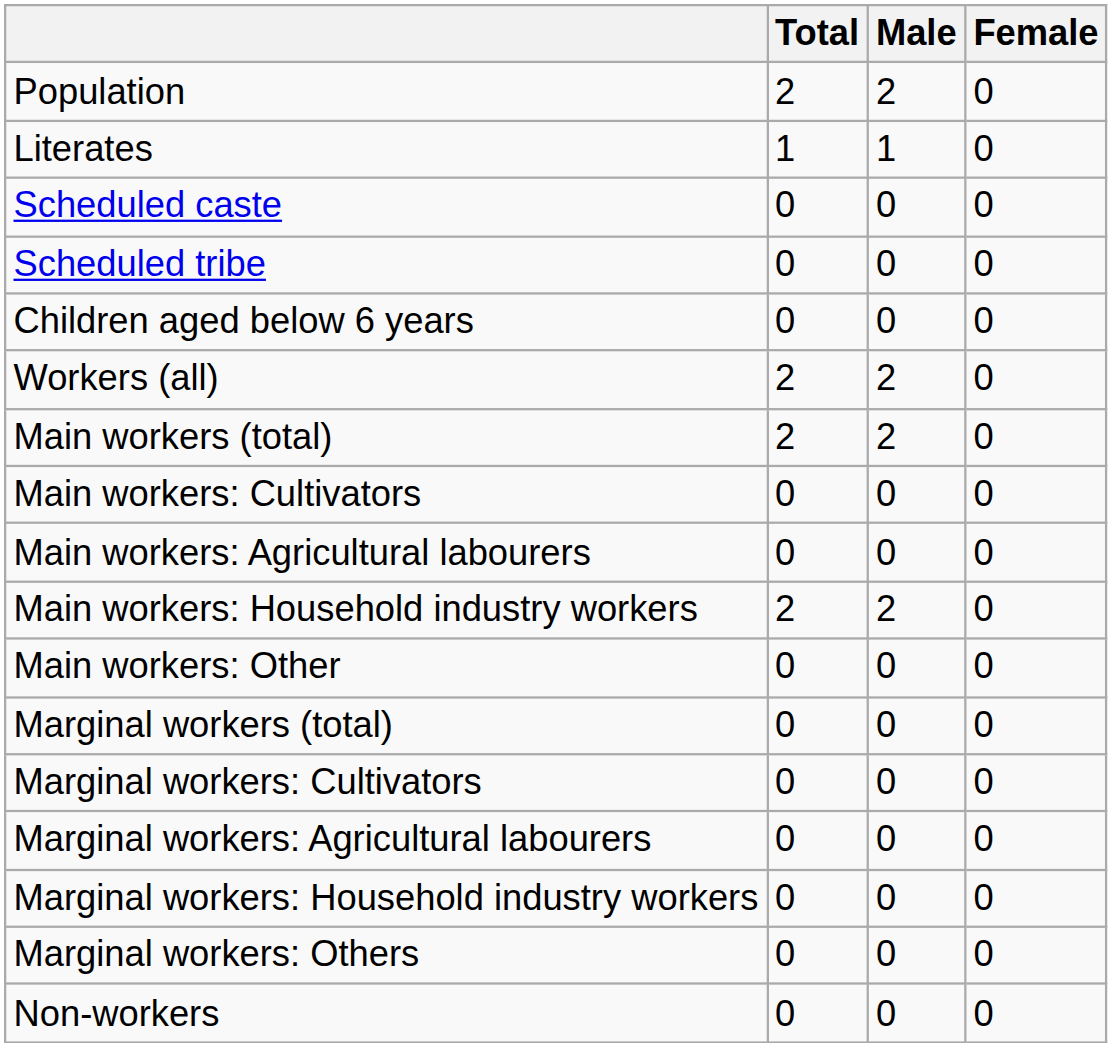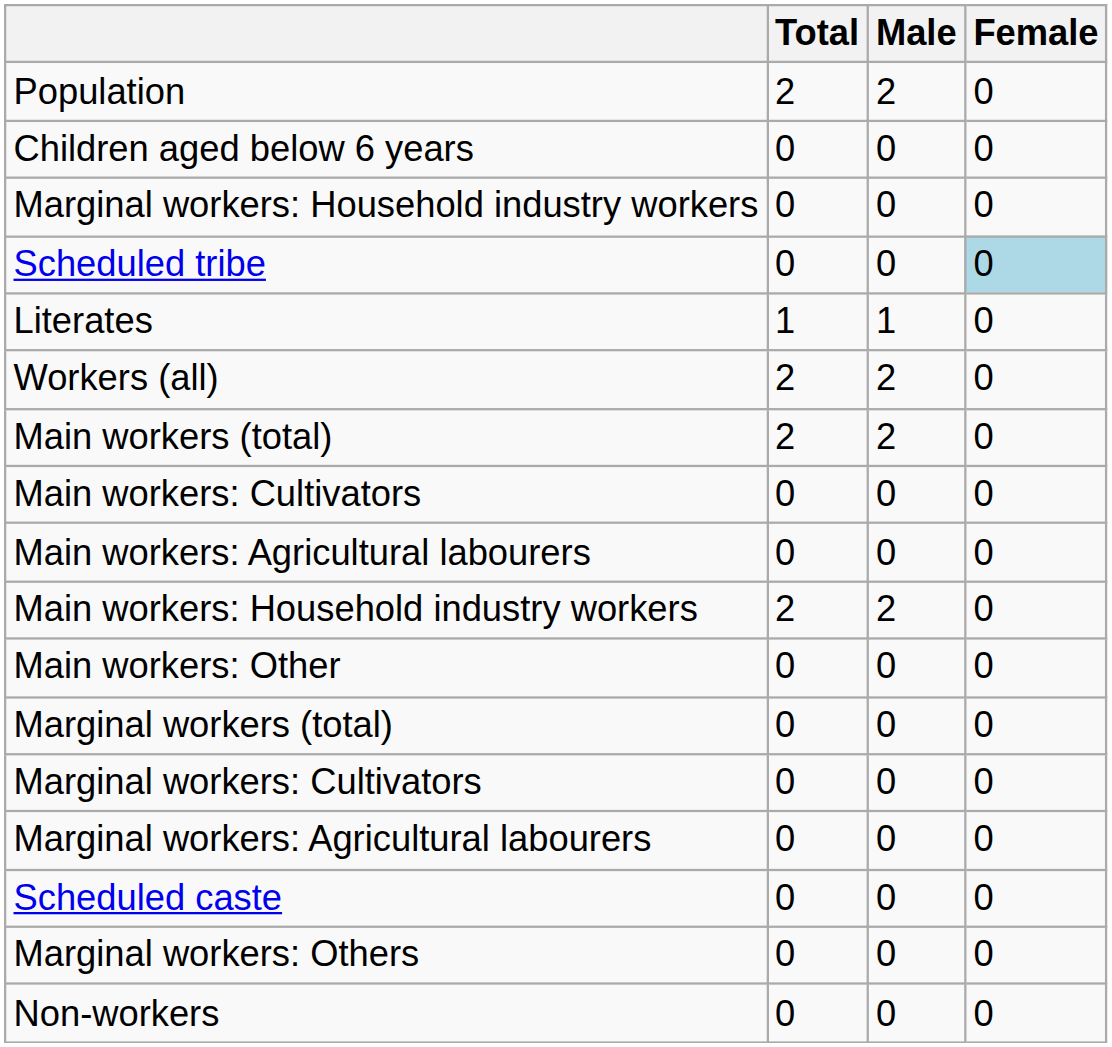rows swapped: (244, 321) <-> (83, 148)
rows swapped: (148, 206) <-> (386, 897)
(984, 263) no background -> (984, 263) lightblue background
